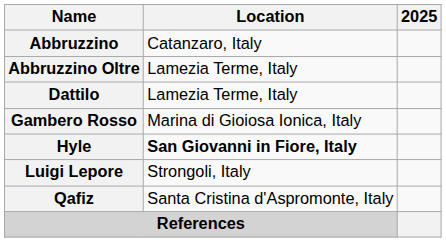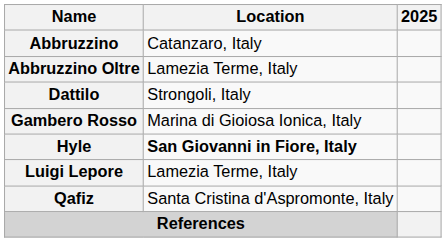(222, 95) Lamezia Terme, Italy -> (199, 95) Strongoli, Italy
(199, 172) Strongoli, Italy -> (222, 172) Lamezia Terme, Italy
